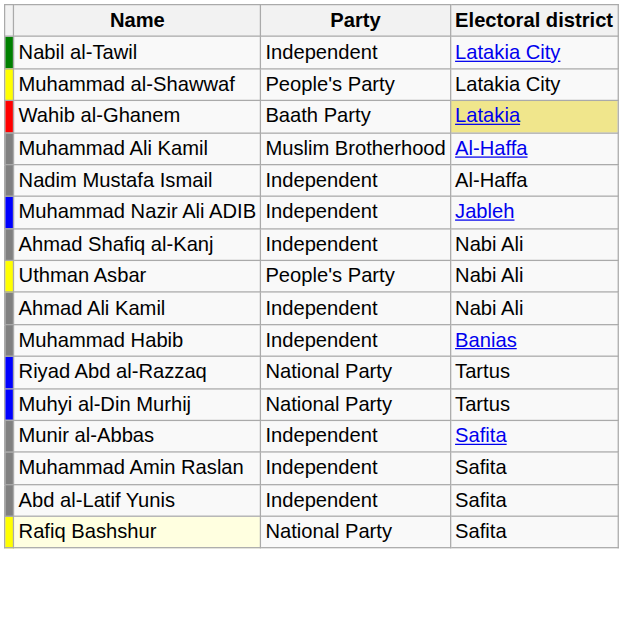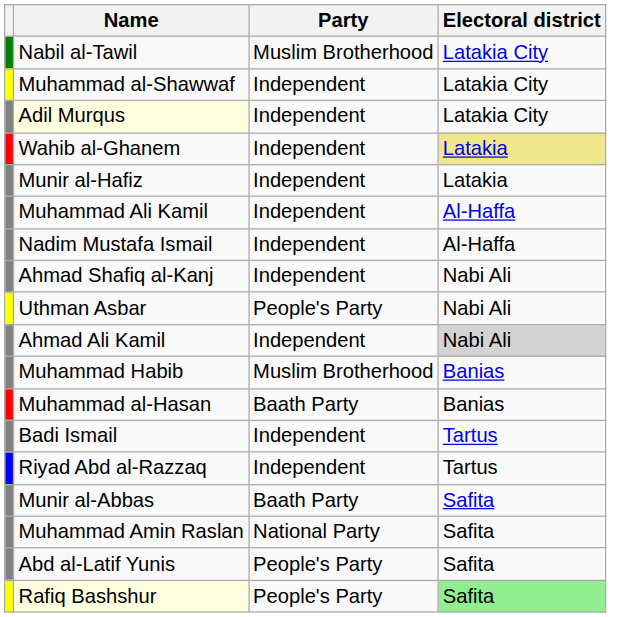(321, 52) Independent -> (343, 52) Muslim Brotherhood
(330, 84) People's Party -> (309, 84) Independent
+ row: (72, 116)
(318, 116) Baath Party -> (309, 148) Independent
+ row: (81, 180)
(356, 148) Muslim Brotherhood -> (309, 212) Independent
- row: (137, 212)
(489, 308) no background -> (477, 340) lightgrey background
(321, 340) Independent -> (343, 372) Muslim Brotherhood
+ row: (115, 404)
+ row: (68, 436)
(329, 372) National Party -> (309, 468) Independent
- row: (105, 404)
(321, 436) Independent -> (306, 500) Baath Party
(321, 468) Independent -> (316, 532) National Party
(321, 500) Independent -> (318, 564) People's Party
(329, 532) National Party -> (318, 595) People's Party
(481, 532) no background -> (469, 595) lightgreen background
